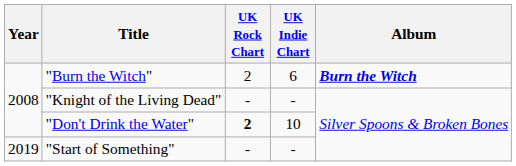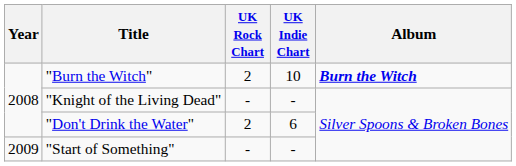(293, 75) 6 -> (293, 75) 10
(248, 124) bold -> (248, 124) normal
(293, 124) 10 -> (293, 124) 6
(23, 148) 2019 -> (23, 148) 2009
